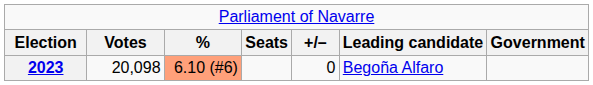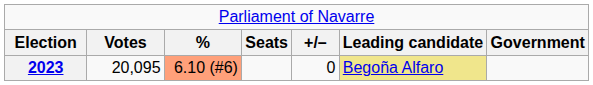(136, 67) 20,098 -> (136, 67) 20,095
(393, 67) no background -> (393, 67) khaki background
